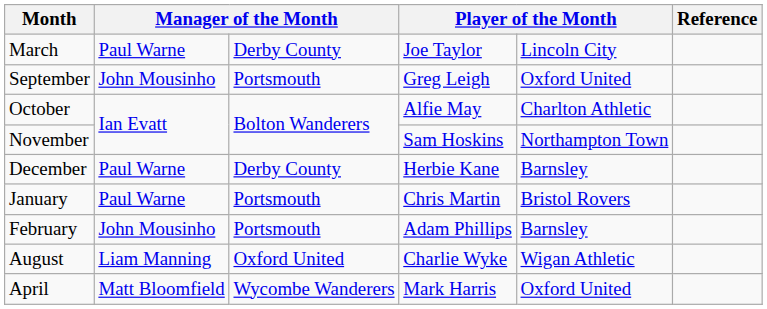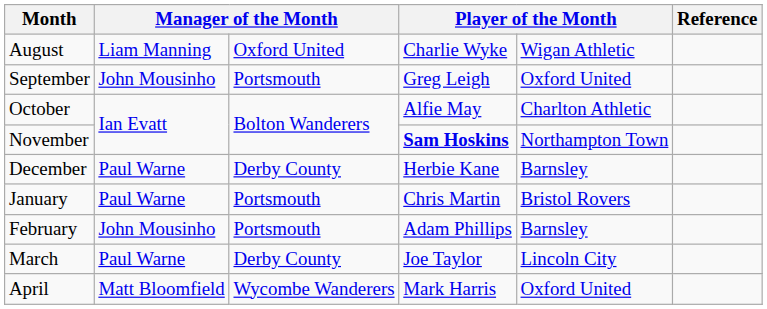rows swapped: (36, 259) <-> (34, 49)
(453, 139) normal -> (456, 139) bold
